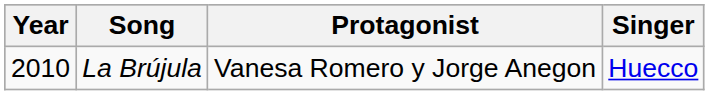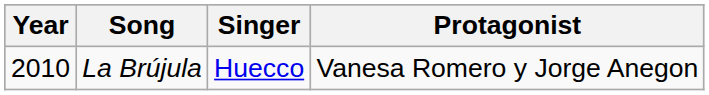columns swapped: (653, 25) <-> (405, 25)
